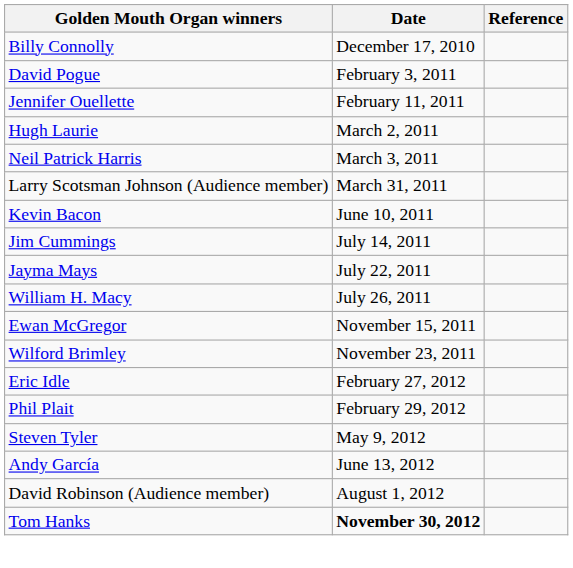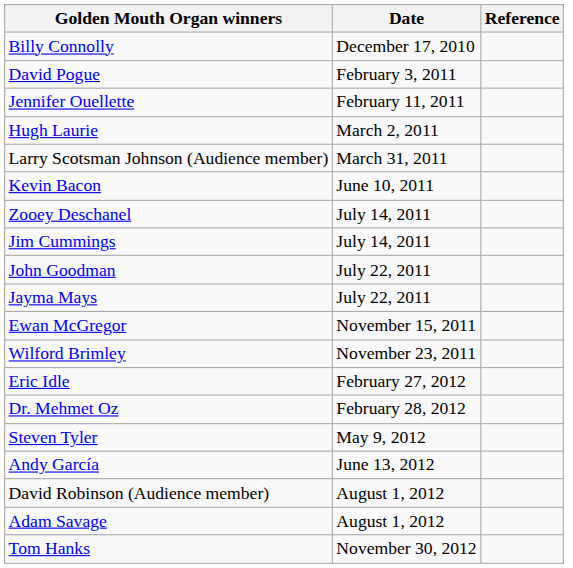- row: (75, 158)
+ row: (70, 213)
+ row: (62, 269)
- row: (70, 297)
+ row: (64, 409)
- row: (41, 409)
+ row: (58, 520)
(408, 520) bold -> (407, 548) normal
